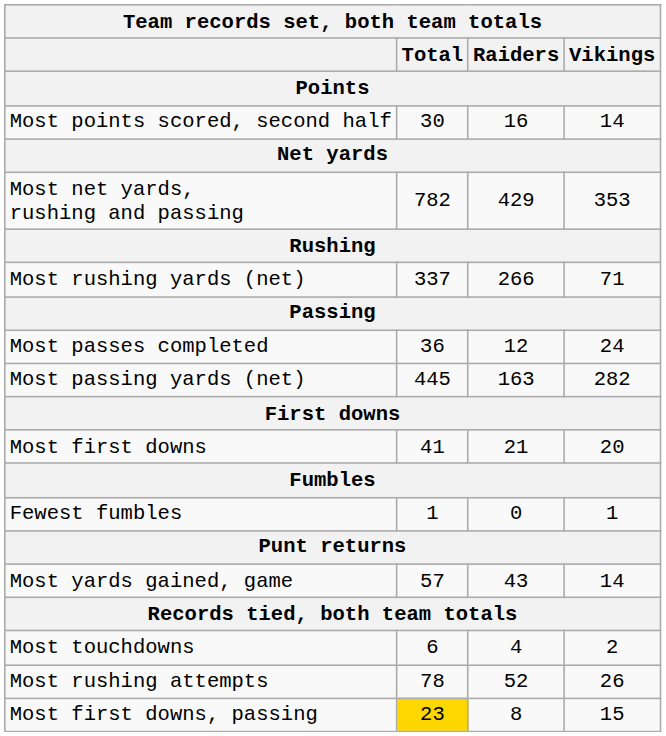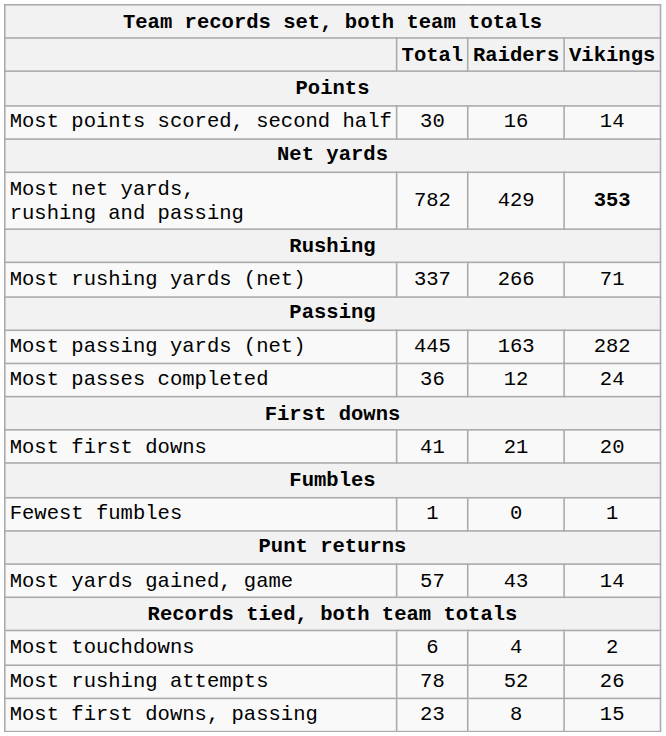(612, 201) normal -> (612, 201) bold
rows swapped: (139, 347) <-> (158, 380)
(432, 715) gold background -> (432, 715) no background
